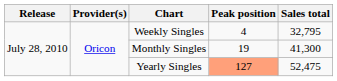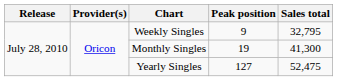(244, 31) 4 -> (244, 31) 9
(244, 66) lightsalmon background -> (244, 66) no background
